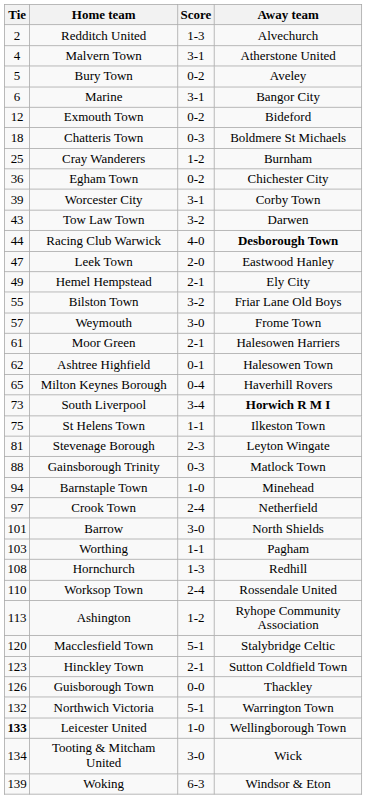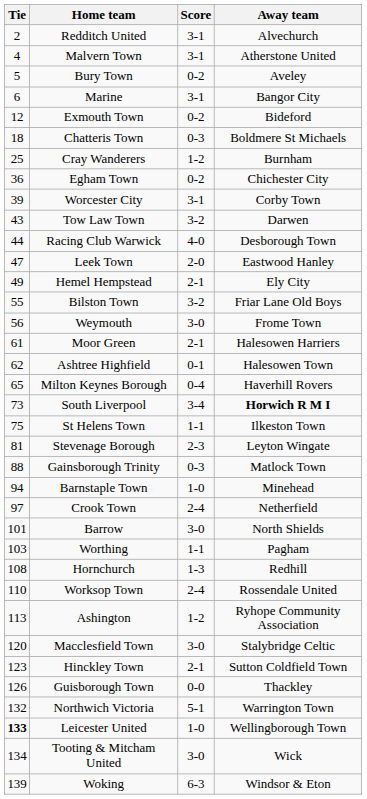(196, 35) 1-3 -> (196, 35) 3-1
(288, 240) bold -> (288, 240) normal
(17, 323) 57 -> (17, 323) 56
(196, 645) 5-1 -> (196, 645) 3-0
